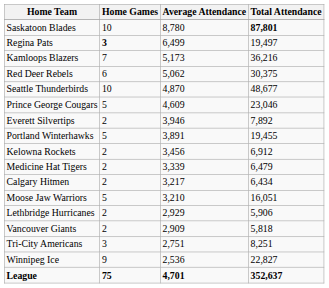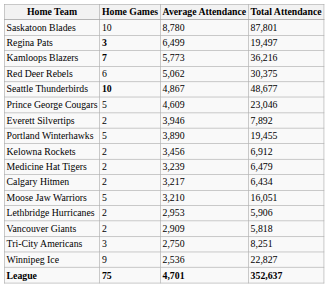(264, 27) bold -> (264, 27) normal
(104, 58) normal -> (104, 58) bold
(174, 58) 5,173 -> (174, 58) 5,773
(107, 89) normal -> (107, 89) bold
(174, 89) 4,870 -> (174, 89) 4,867
(174, 136) 3,891 -> (174, 136) 3,890
(174, 167) 3,339 -> (174, 167) 3,239
(174, 213) 2,929 -> (174, 213) 2,953
(174, 244) 2,751 -> (174, 244) 2,750
